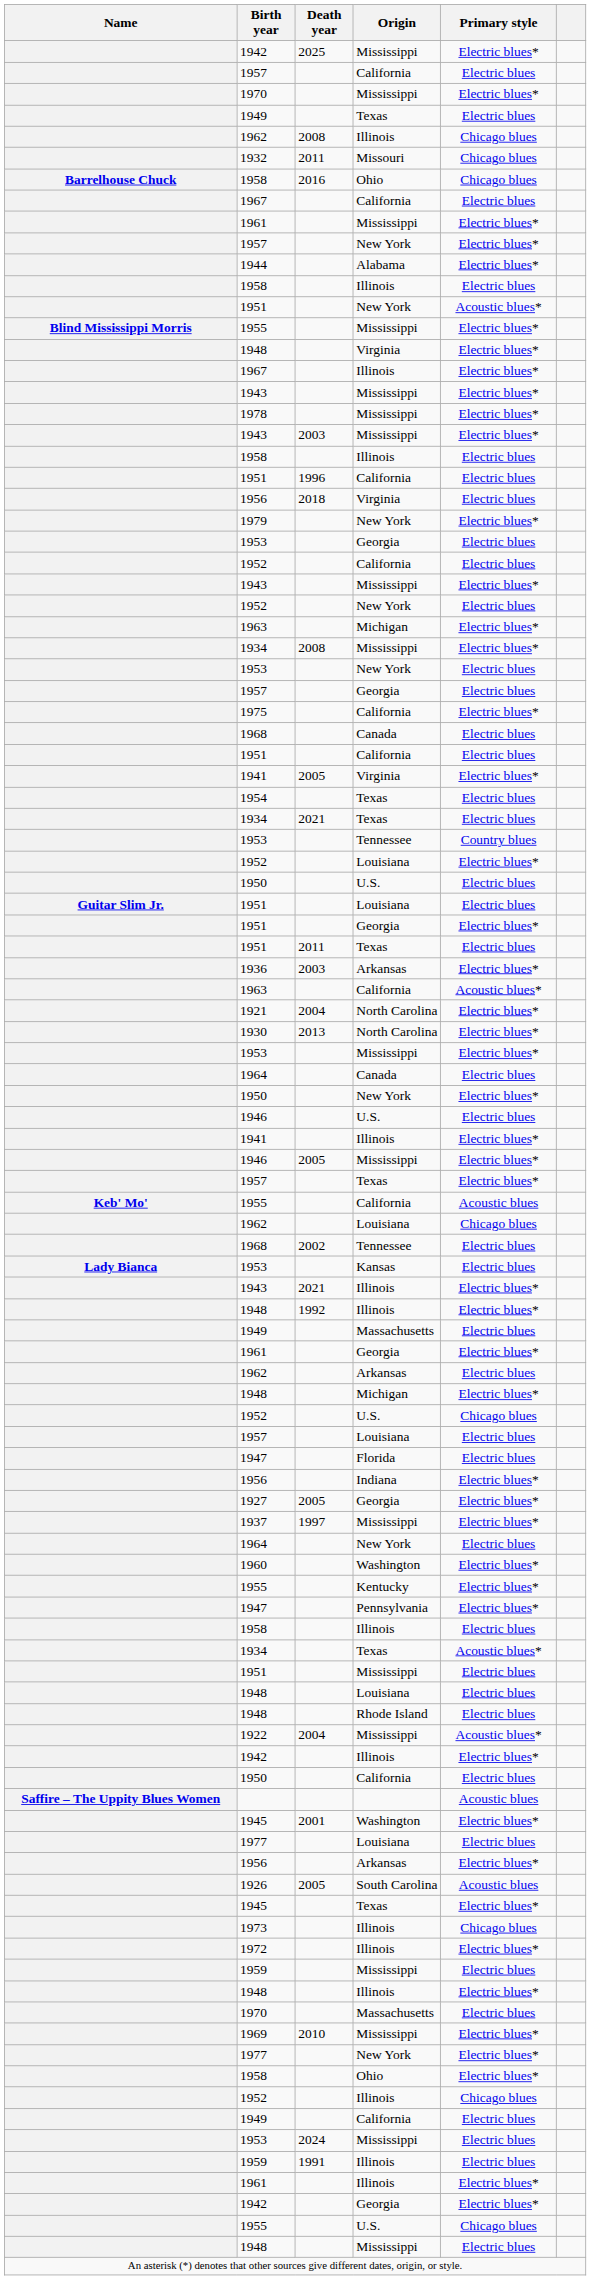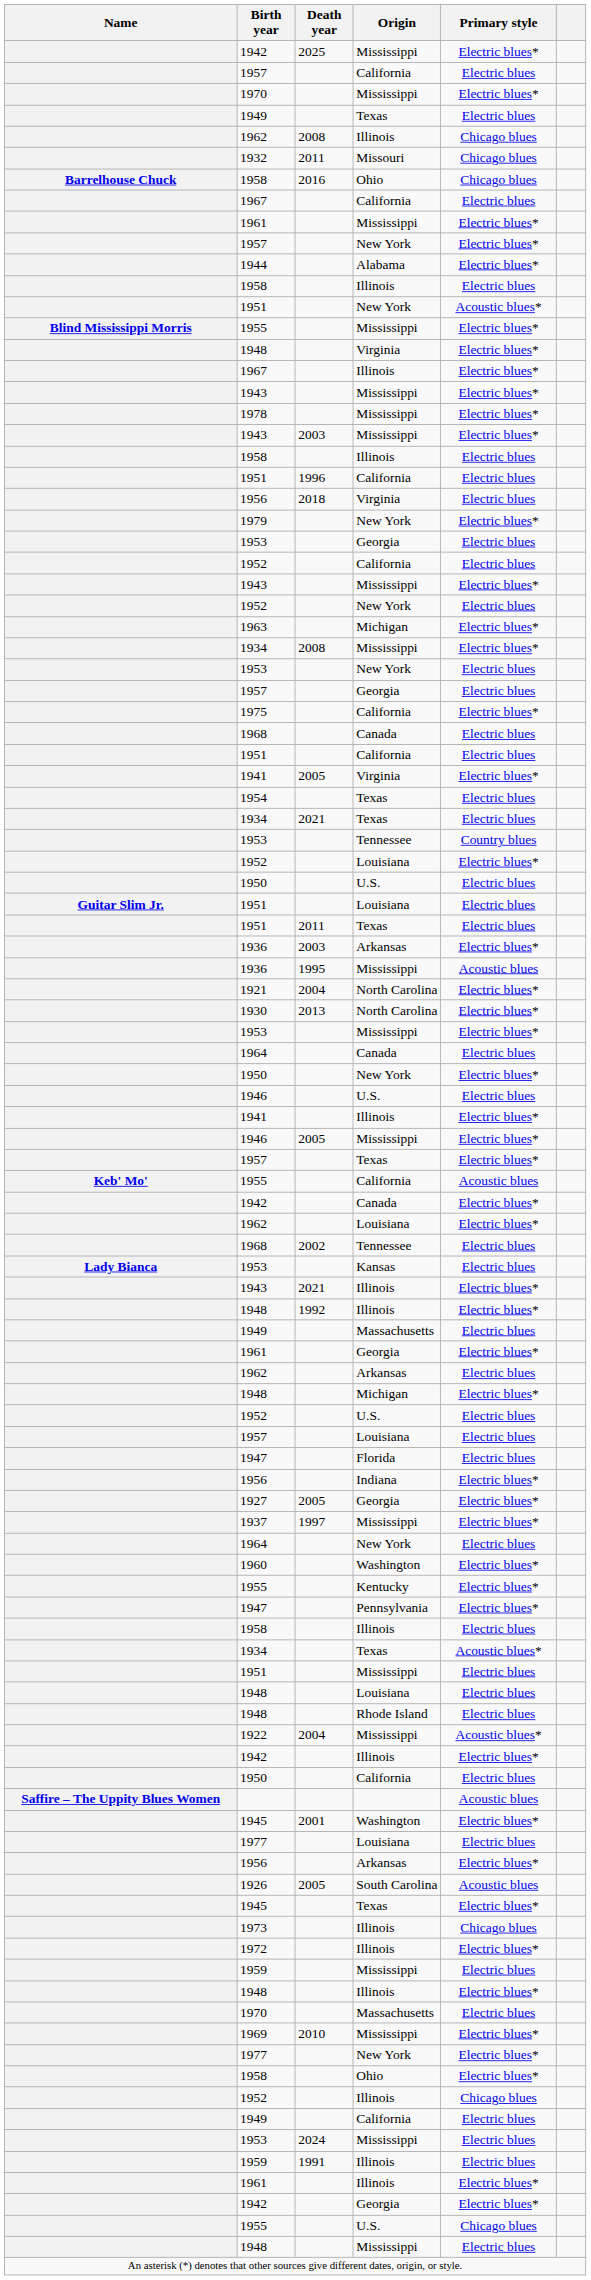- row: (254, 925)
- row: (254, 989)
+ row: (254, 968)
+ row: (254, 1202)
(499, 1223) Chicago blues -> (499, 1223) Electric blues*
(499, 1415) Chicago blues -> (499, 1415) Electric blues
